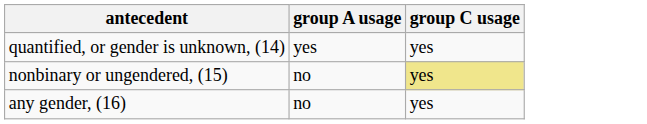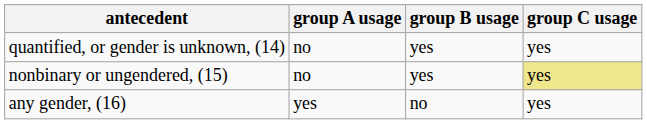+ column: (464, 18)
(305, 47) yes -> (302, 47) no
(302, 103) no -> (305, 103) yes
